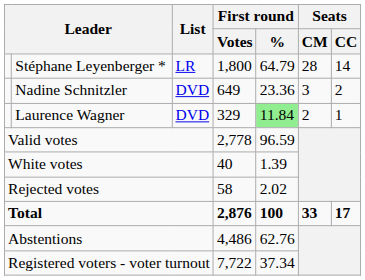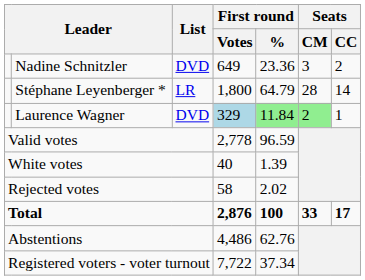rows swapped: (91, 66) <-> (71, 90)
(229, 115) no background -> (229, 115) lightblue background
(306, 115) no background -> (306, 115) lightgreen background
